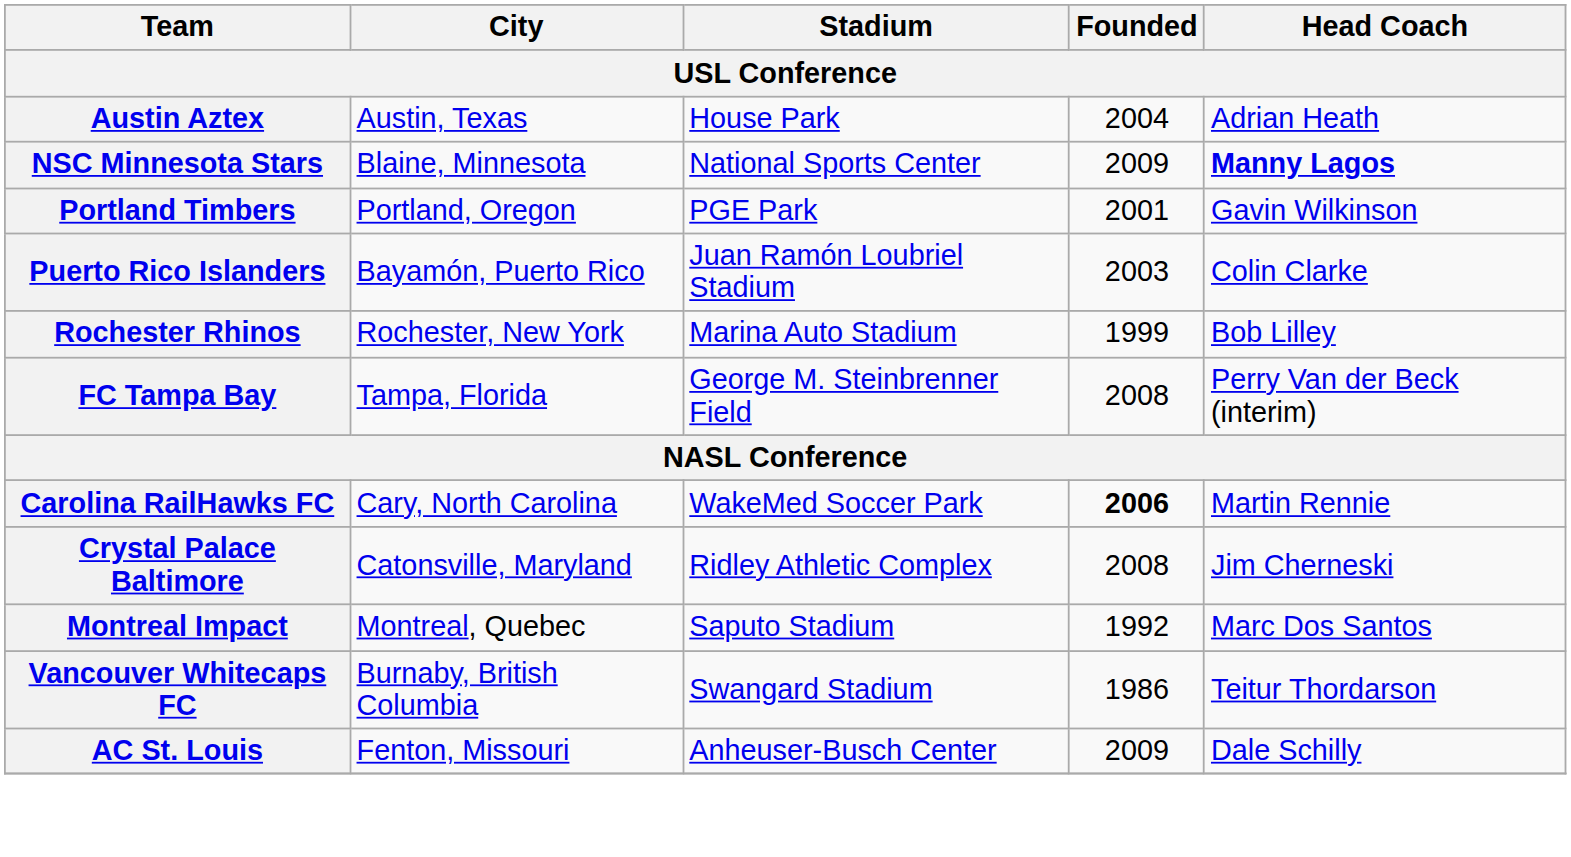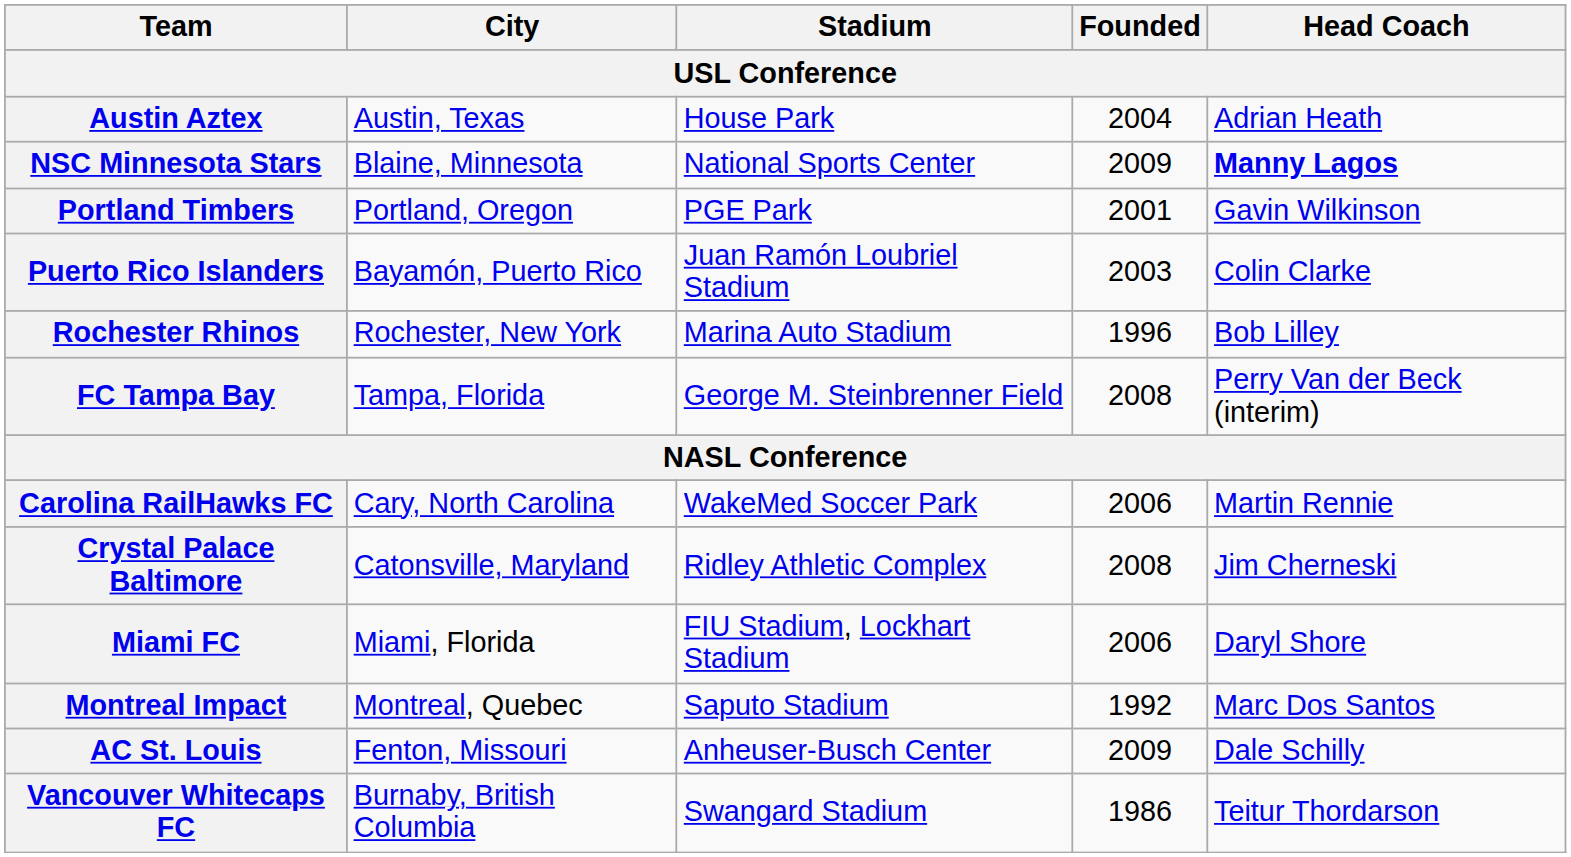(1137, 333) 1999 -> (1140, 333) 1996
(1137, 503) bold -> (1140, 503) normal
+ row: (176, 643)
rows swapped: (177, 750) <-> (177, 688)
